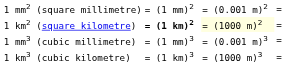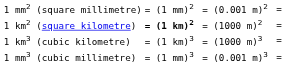(232, 24) lightyellow background -> (232, 24) no background
rows swapped: (70, 40) <-> (67, 56)
